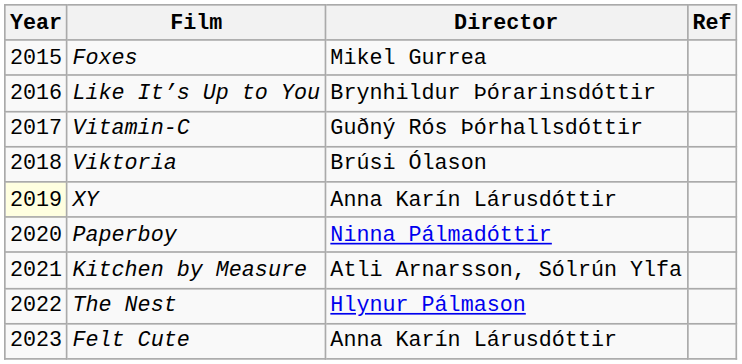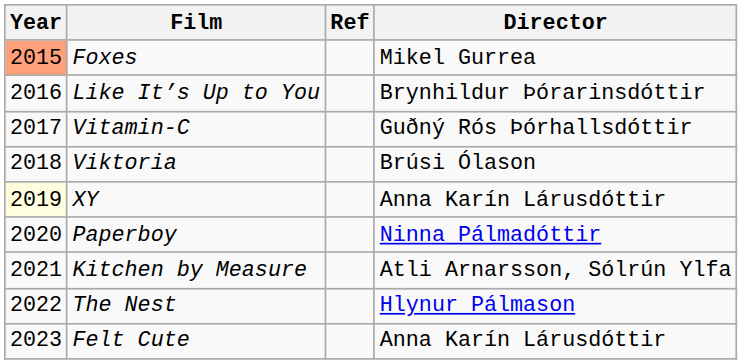columns swapped: (506, 23) <-> (712, 23)
(36, 58) no background -> (36, 58) lightsalmon background
